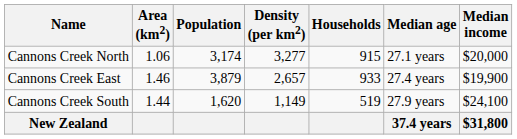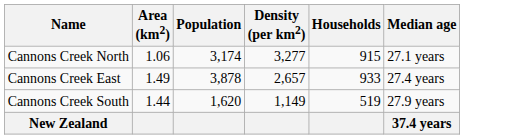- column: (486, 25)
(158, 79) 1.46 -> (158, 79) 1.49
(226, 79) 3,879 -> (226, 79) 3,878
